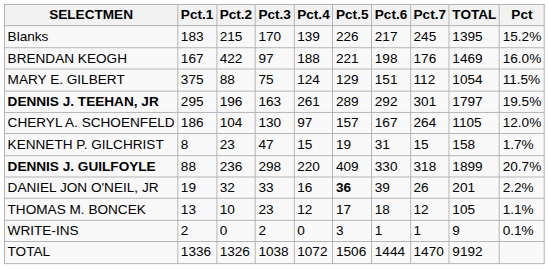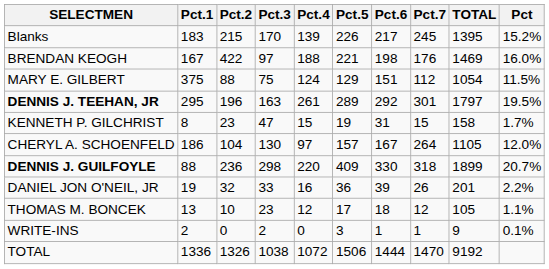rows swapped: (91, 123) <-> (86, 144)
(344, 187) bold -> (344, 187) normal
